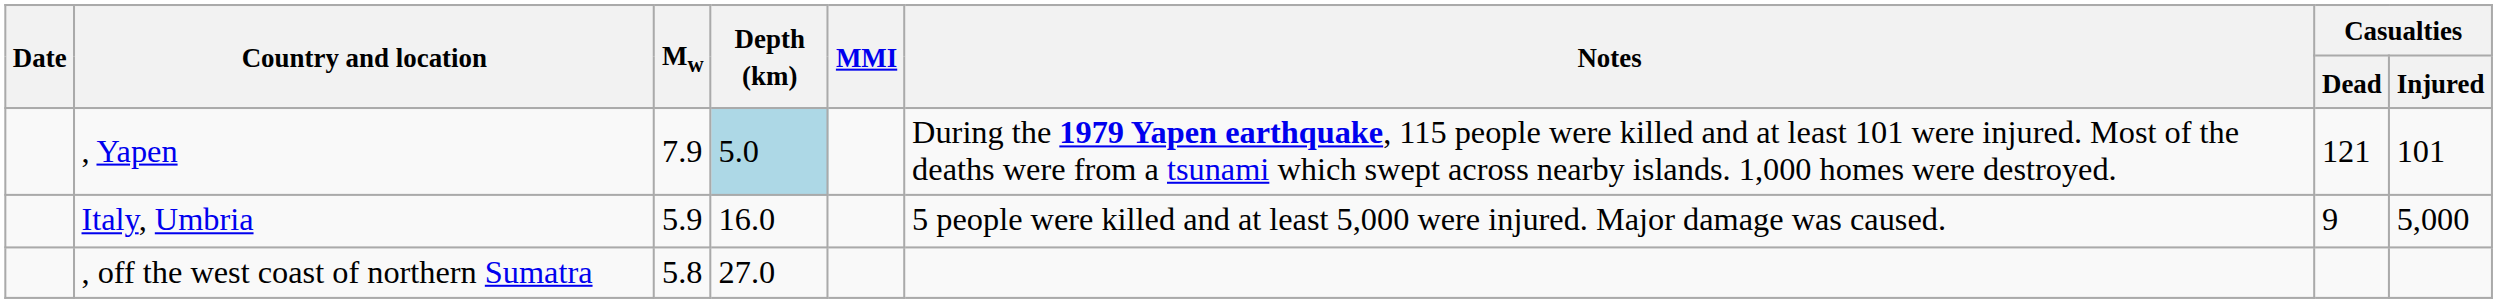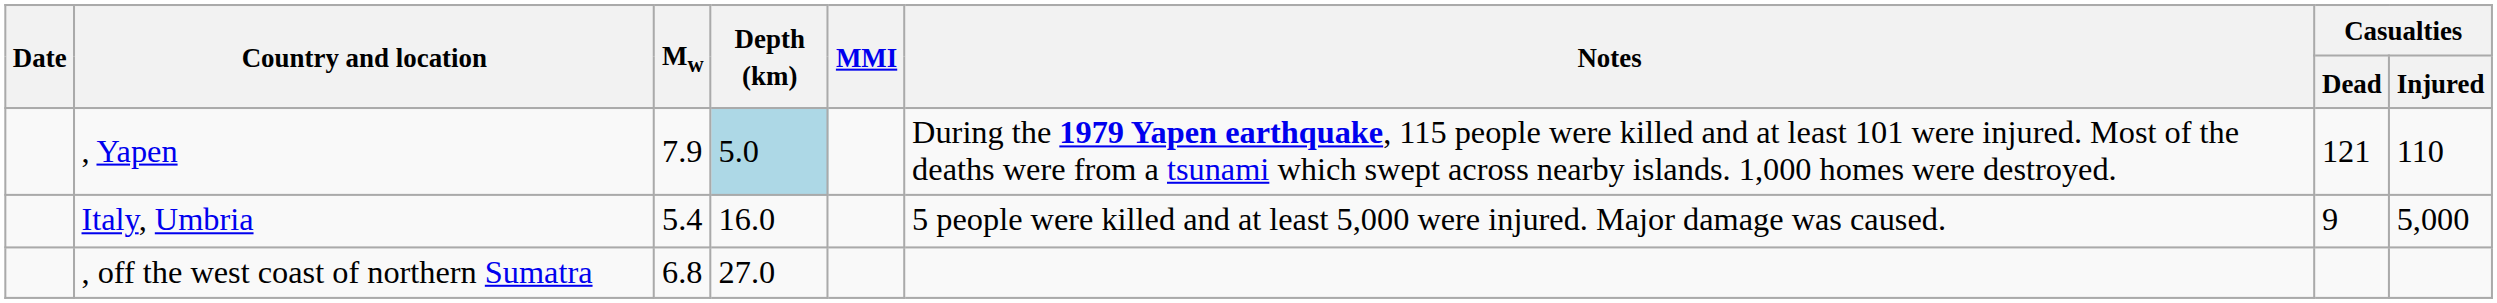(2421, 150) 101 -> (2420, 150) 110
(682, 220) 5.9 -> (682, 220) 5.4
(682, 271) 5.8 -> (682, 271) 6.8
